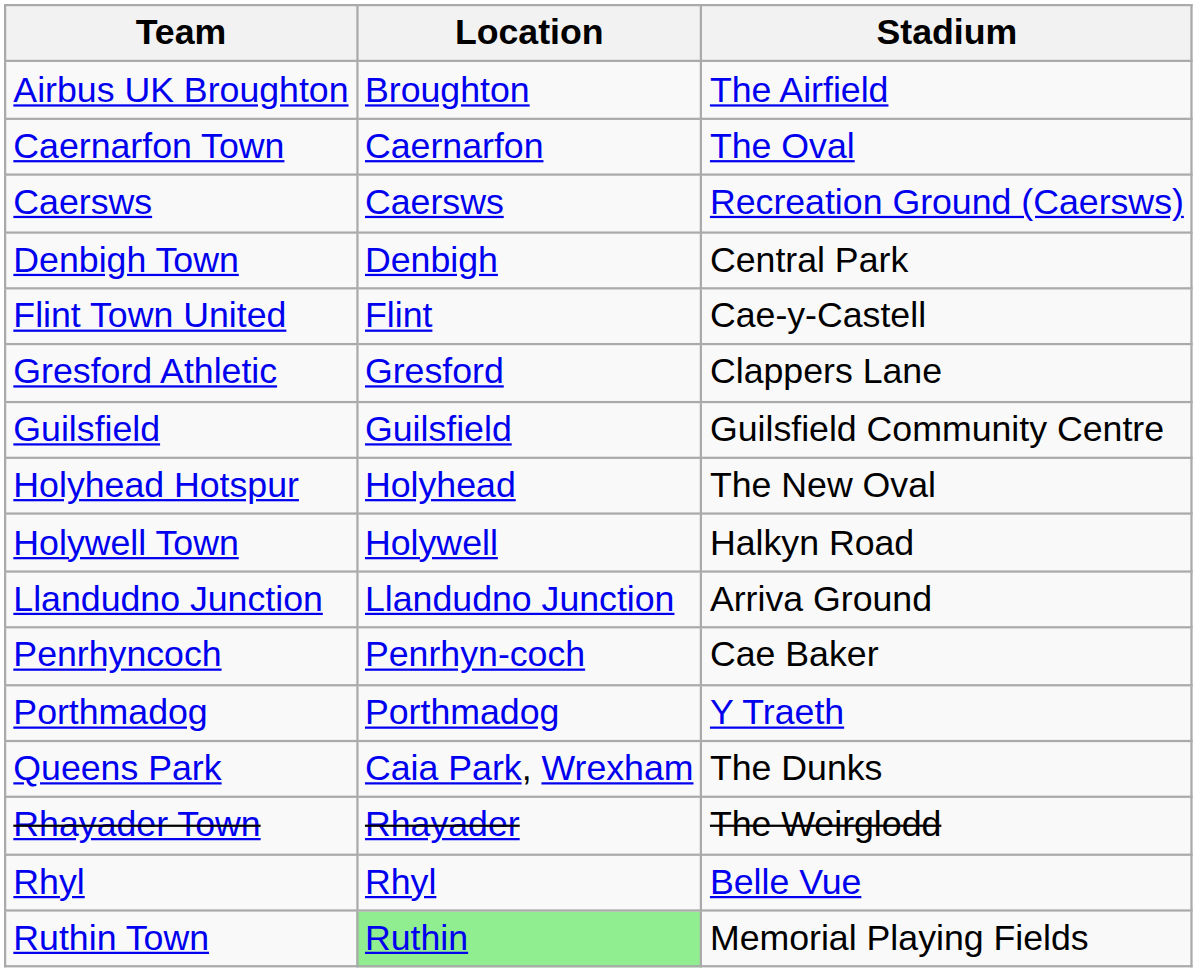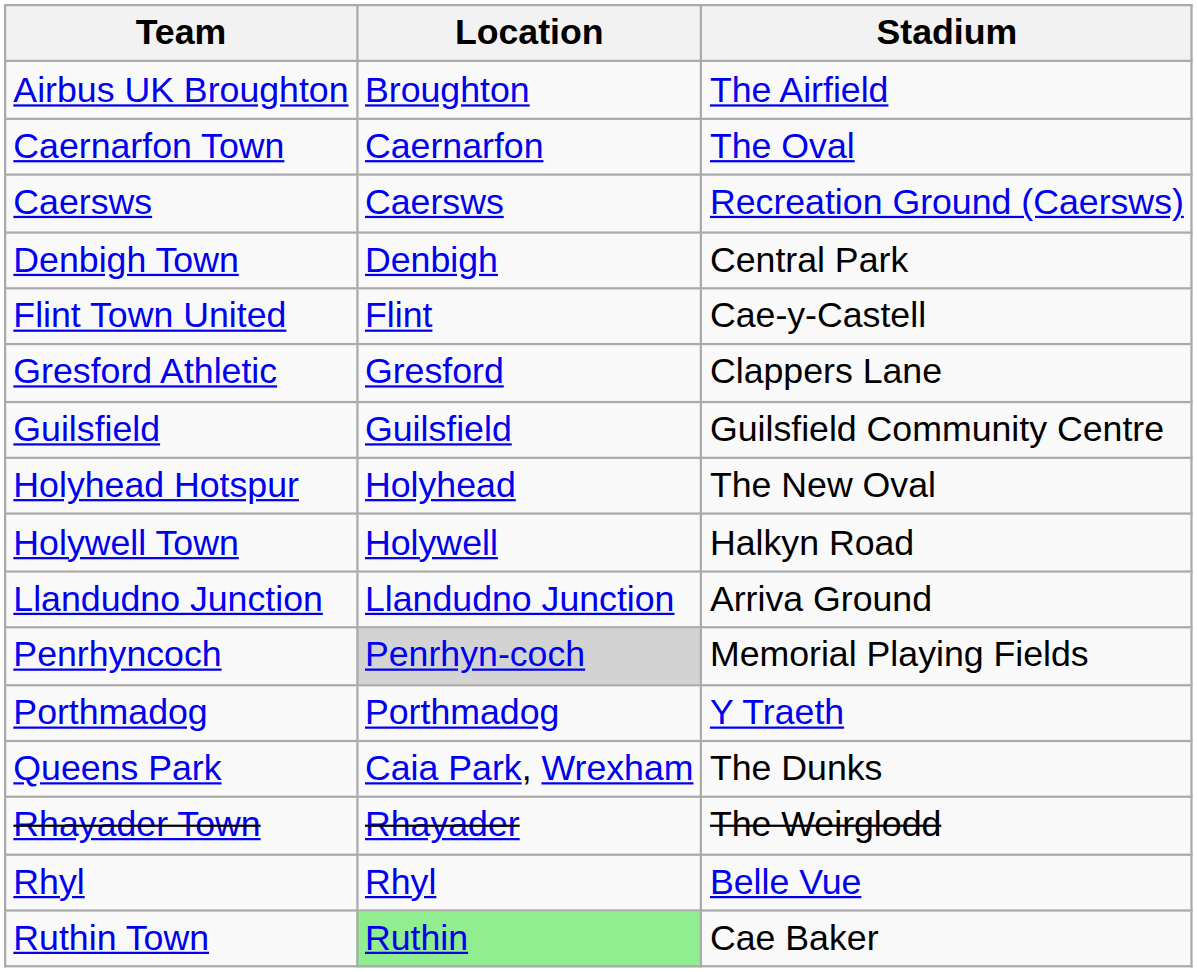(475, 655) no background -> (475, 655) lightgrey background
(794, 655) Cae Baker -> (899, 655) Memorial Playing Fields
(899, 938) Memorial Playing Fields -> (794, 938) Cae Baker
